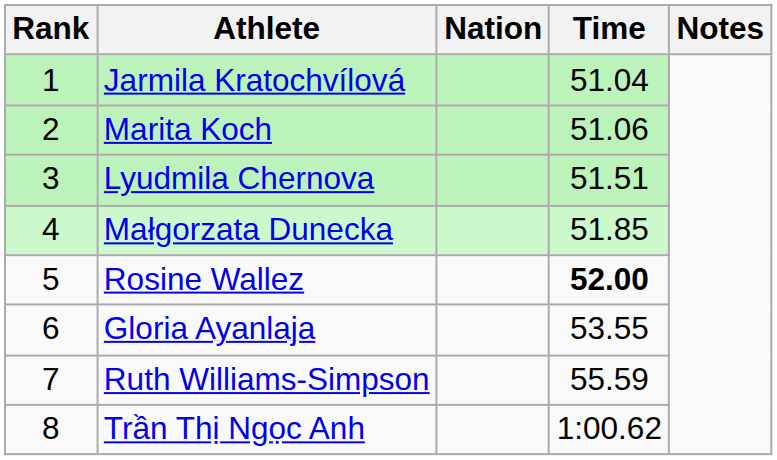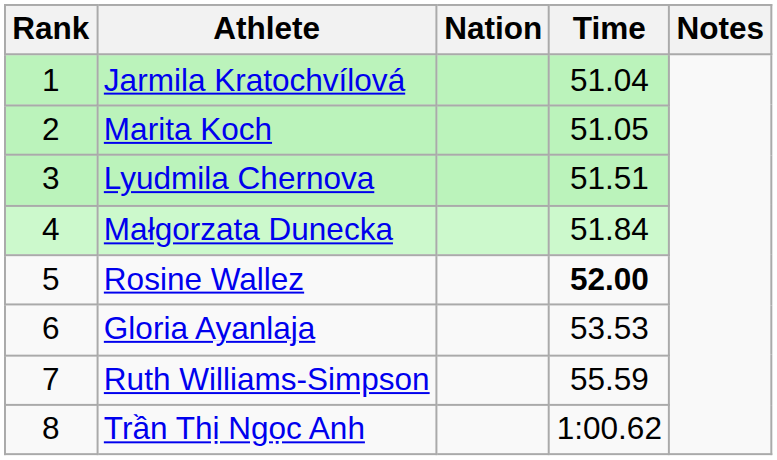(609, 129) 51.06 -> (609, 129) 51.05
(609, 229) 51.85 -> (609, 229) 51.84
(609, 329) 53.55 -> (609, 329) 53.53
